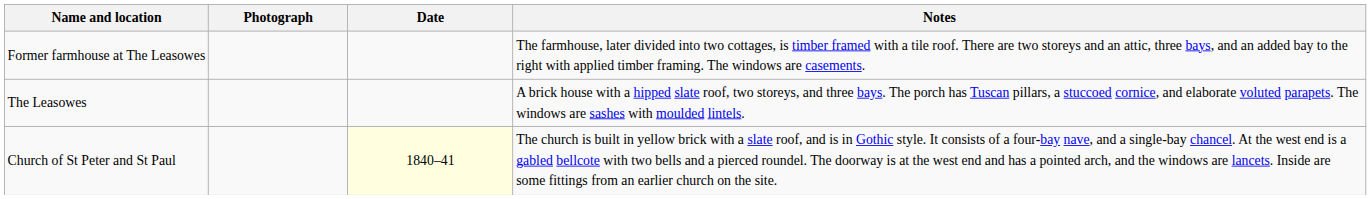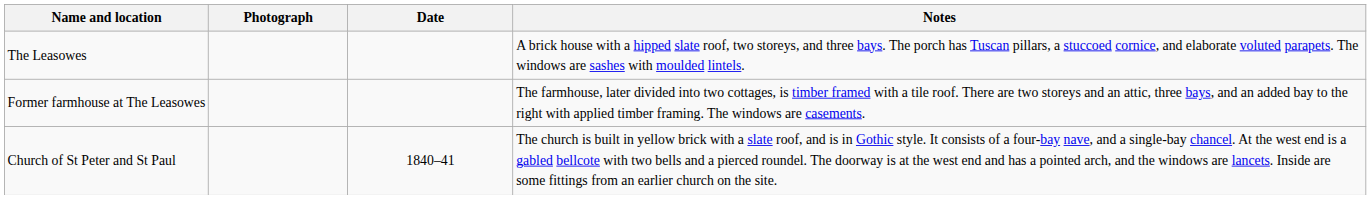rows swapped: (106, 55) <-> (47, 102)
(430, 160) lightyellow background -> (430, 160) no background
